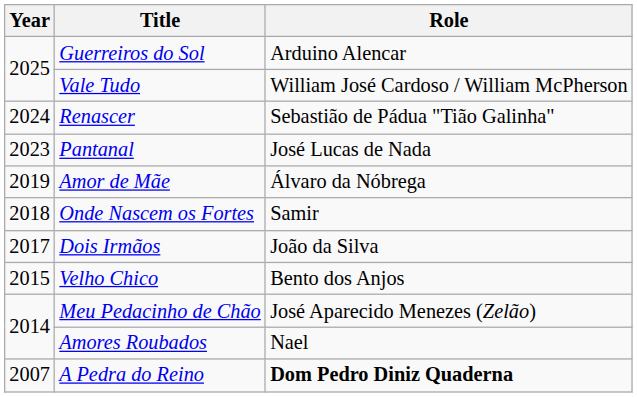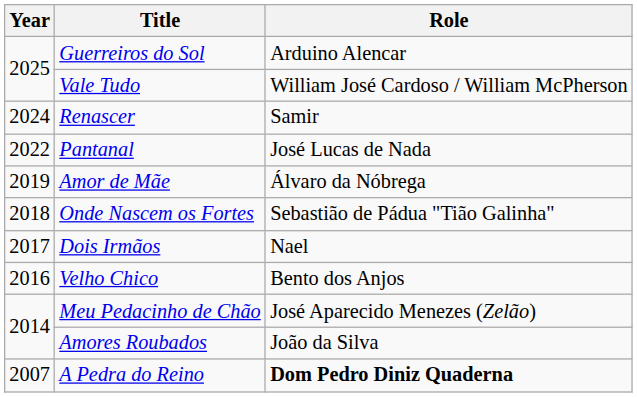(412, 117) Sebastião de Pádua "Tião Galinha" -> (294, 117) Samir
(30, 149) 2023 -> (30, 149) 2022
(294, 213) Samir -> (412, 213) Sebastião de Pádua "Tião Galinha"
(324, 246) João da Silva -> (289, 246) Nael
(30, 278) 2015 -> (30, 278) 2016
(289, 342) Nael -> (324, 342) João da Silva
